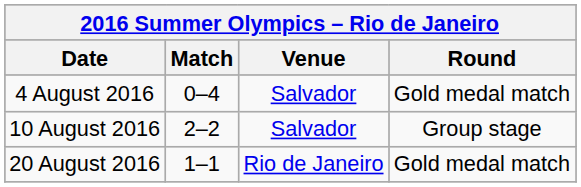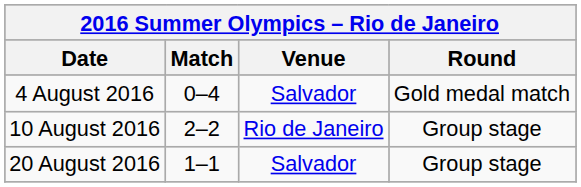(314, 129) Salvador -> (314, 129) Rio de Janeiro
(314, 164) Rio de Janeiro -> (314, 164) Salvador
(482, 164) Gold medal match -> (482, 164) Group stage
